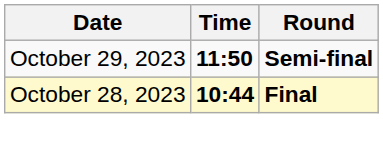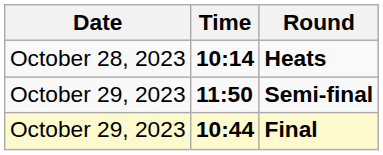+ row: (296, 58)
(98, 94) October 28, 2023 -> (98, 130) October 29, 2023
